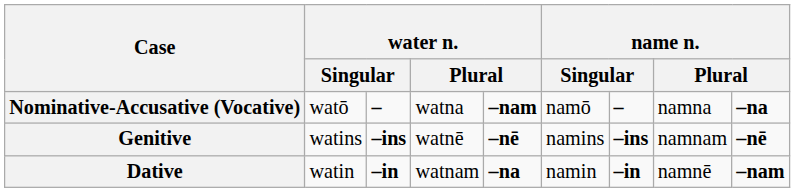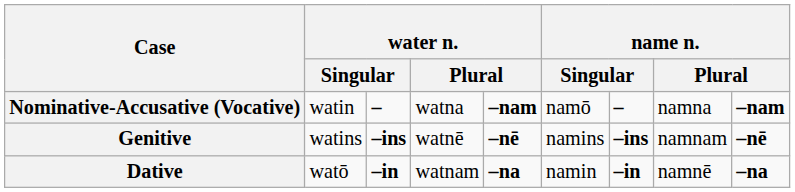(329, 107) watō -> (332, 107) watin
(752, 107) –na -> (760, 107) –nam
(332, 171) watin -> (329, 171) watō
(760, 171) –nam -> (752, 171) –na
